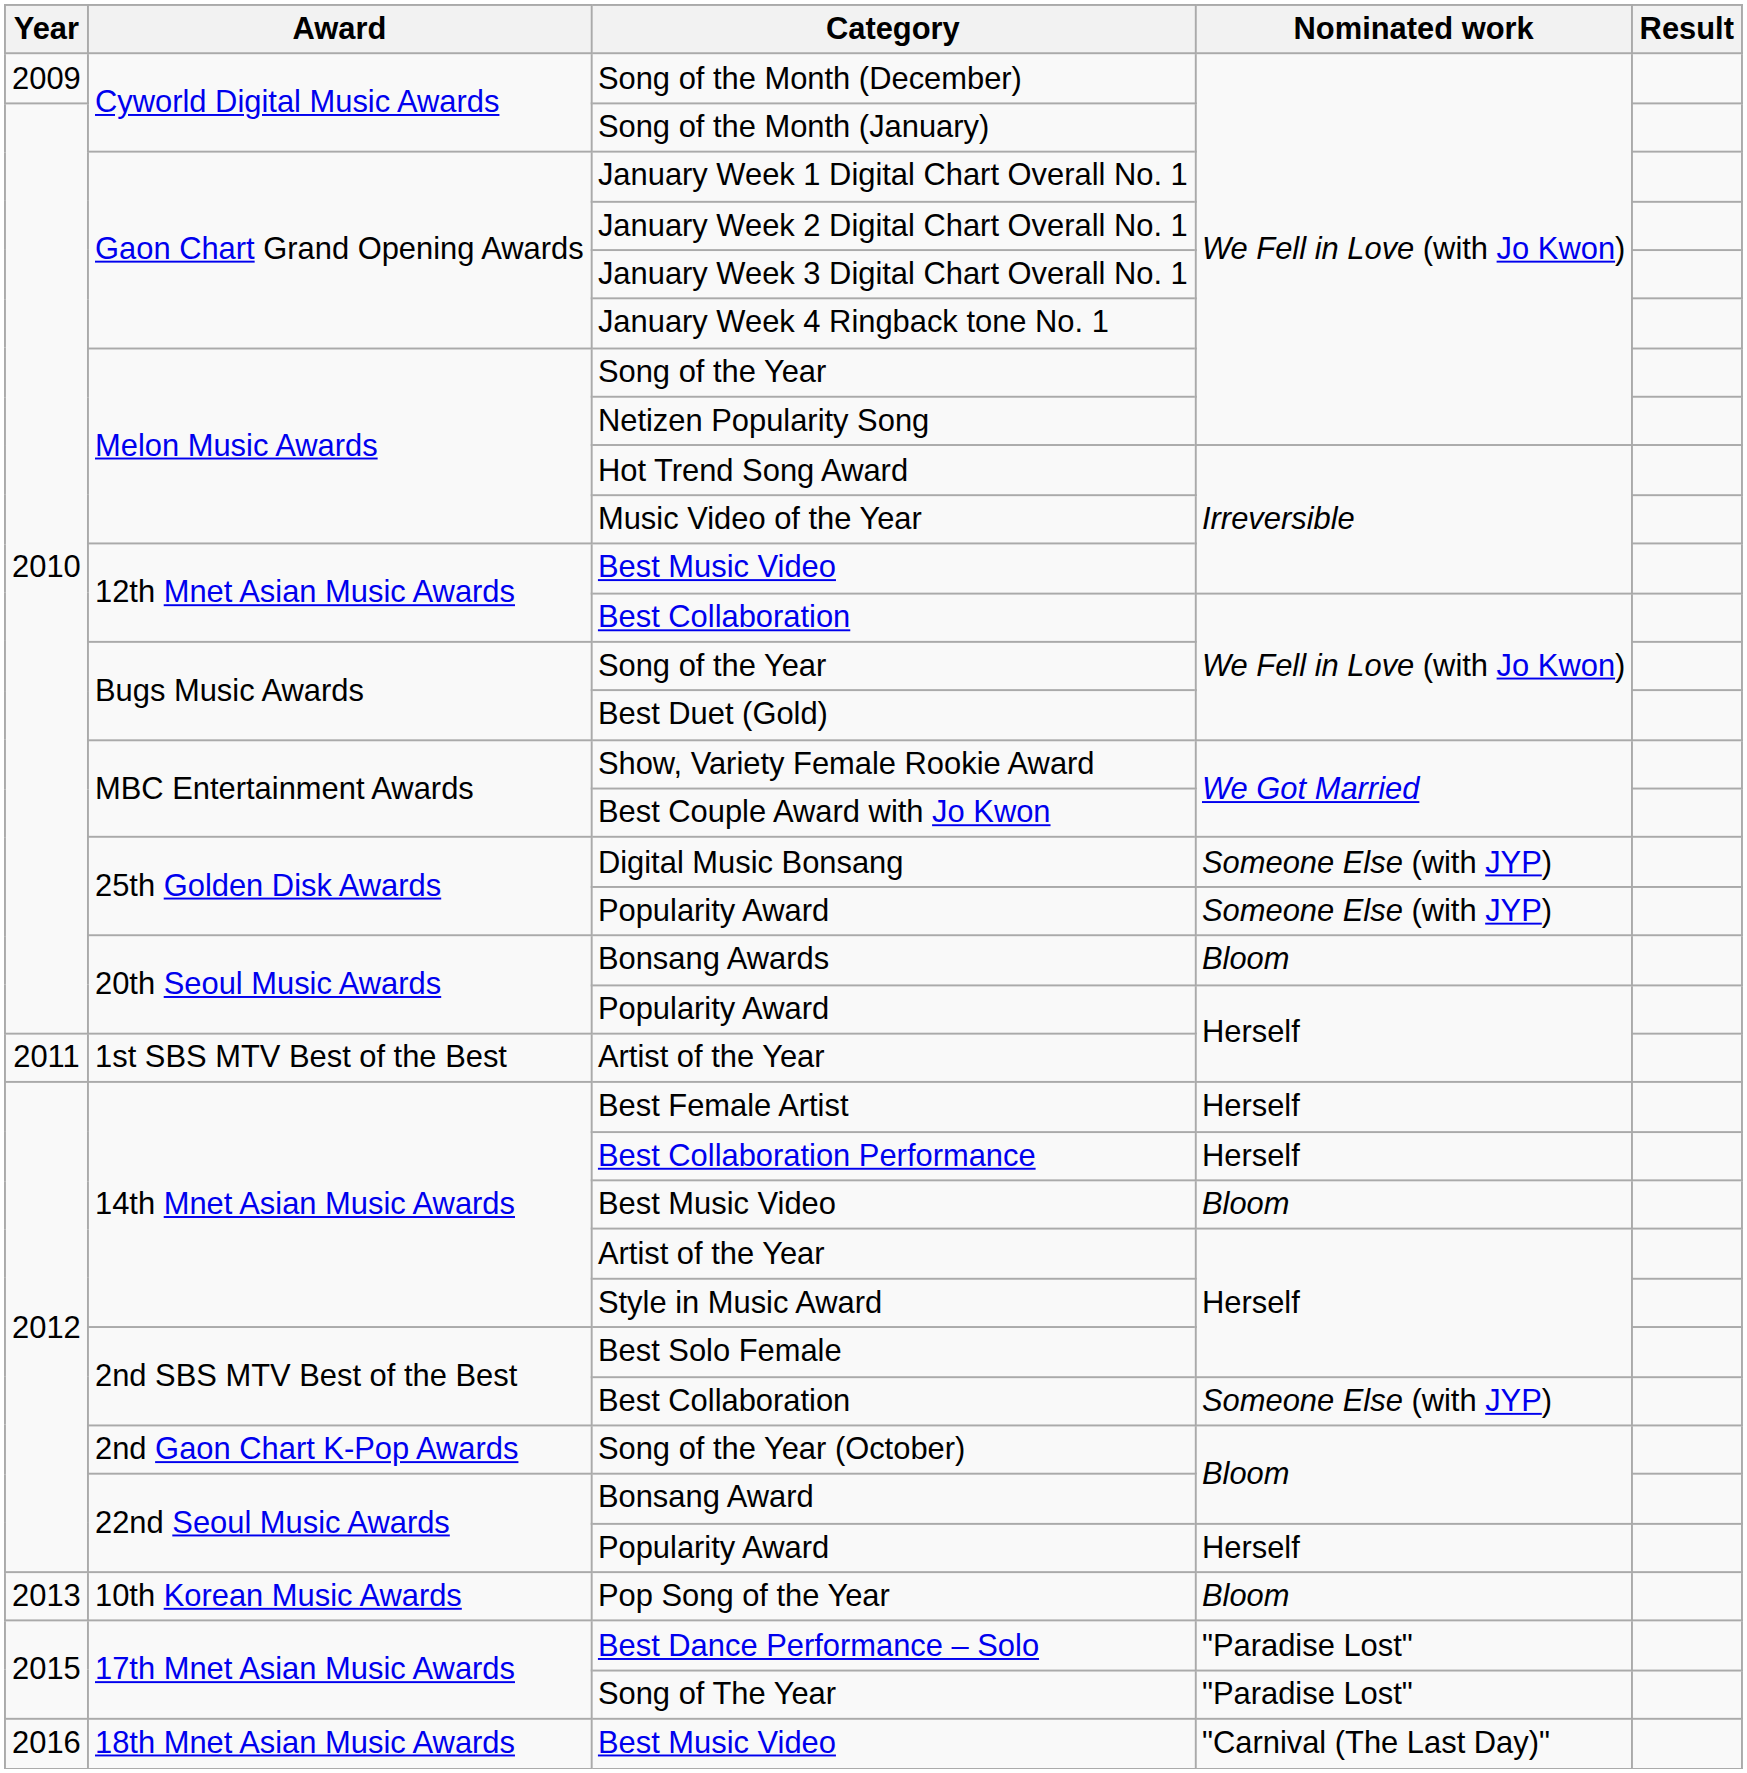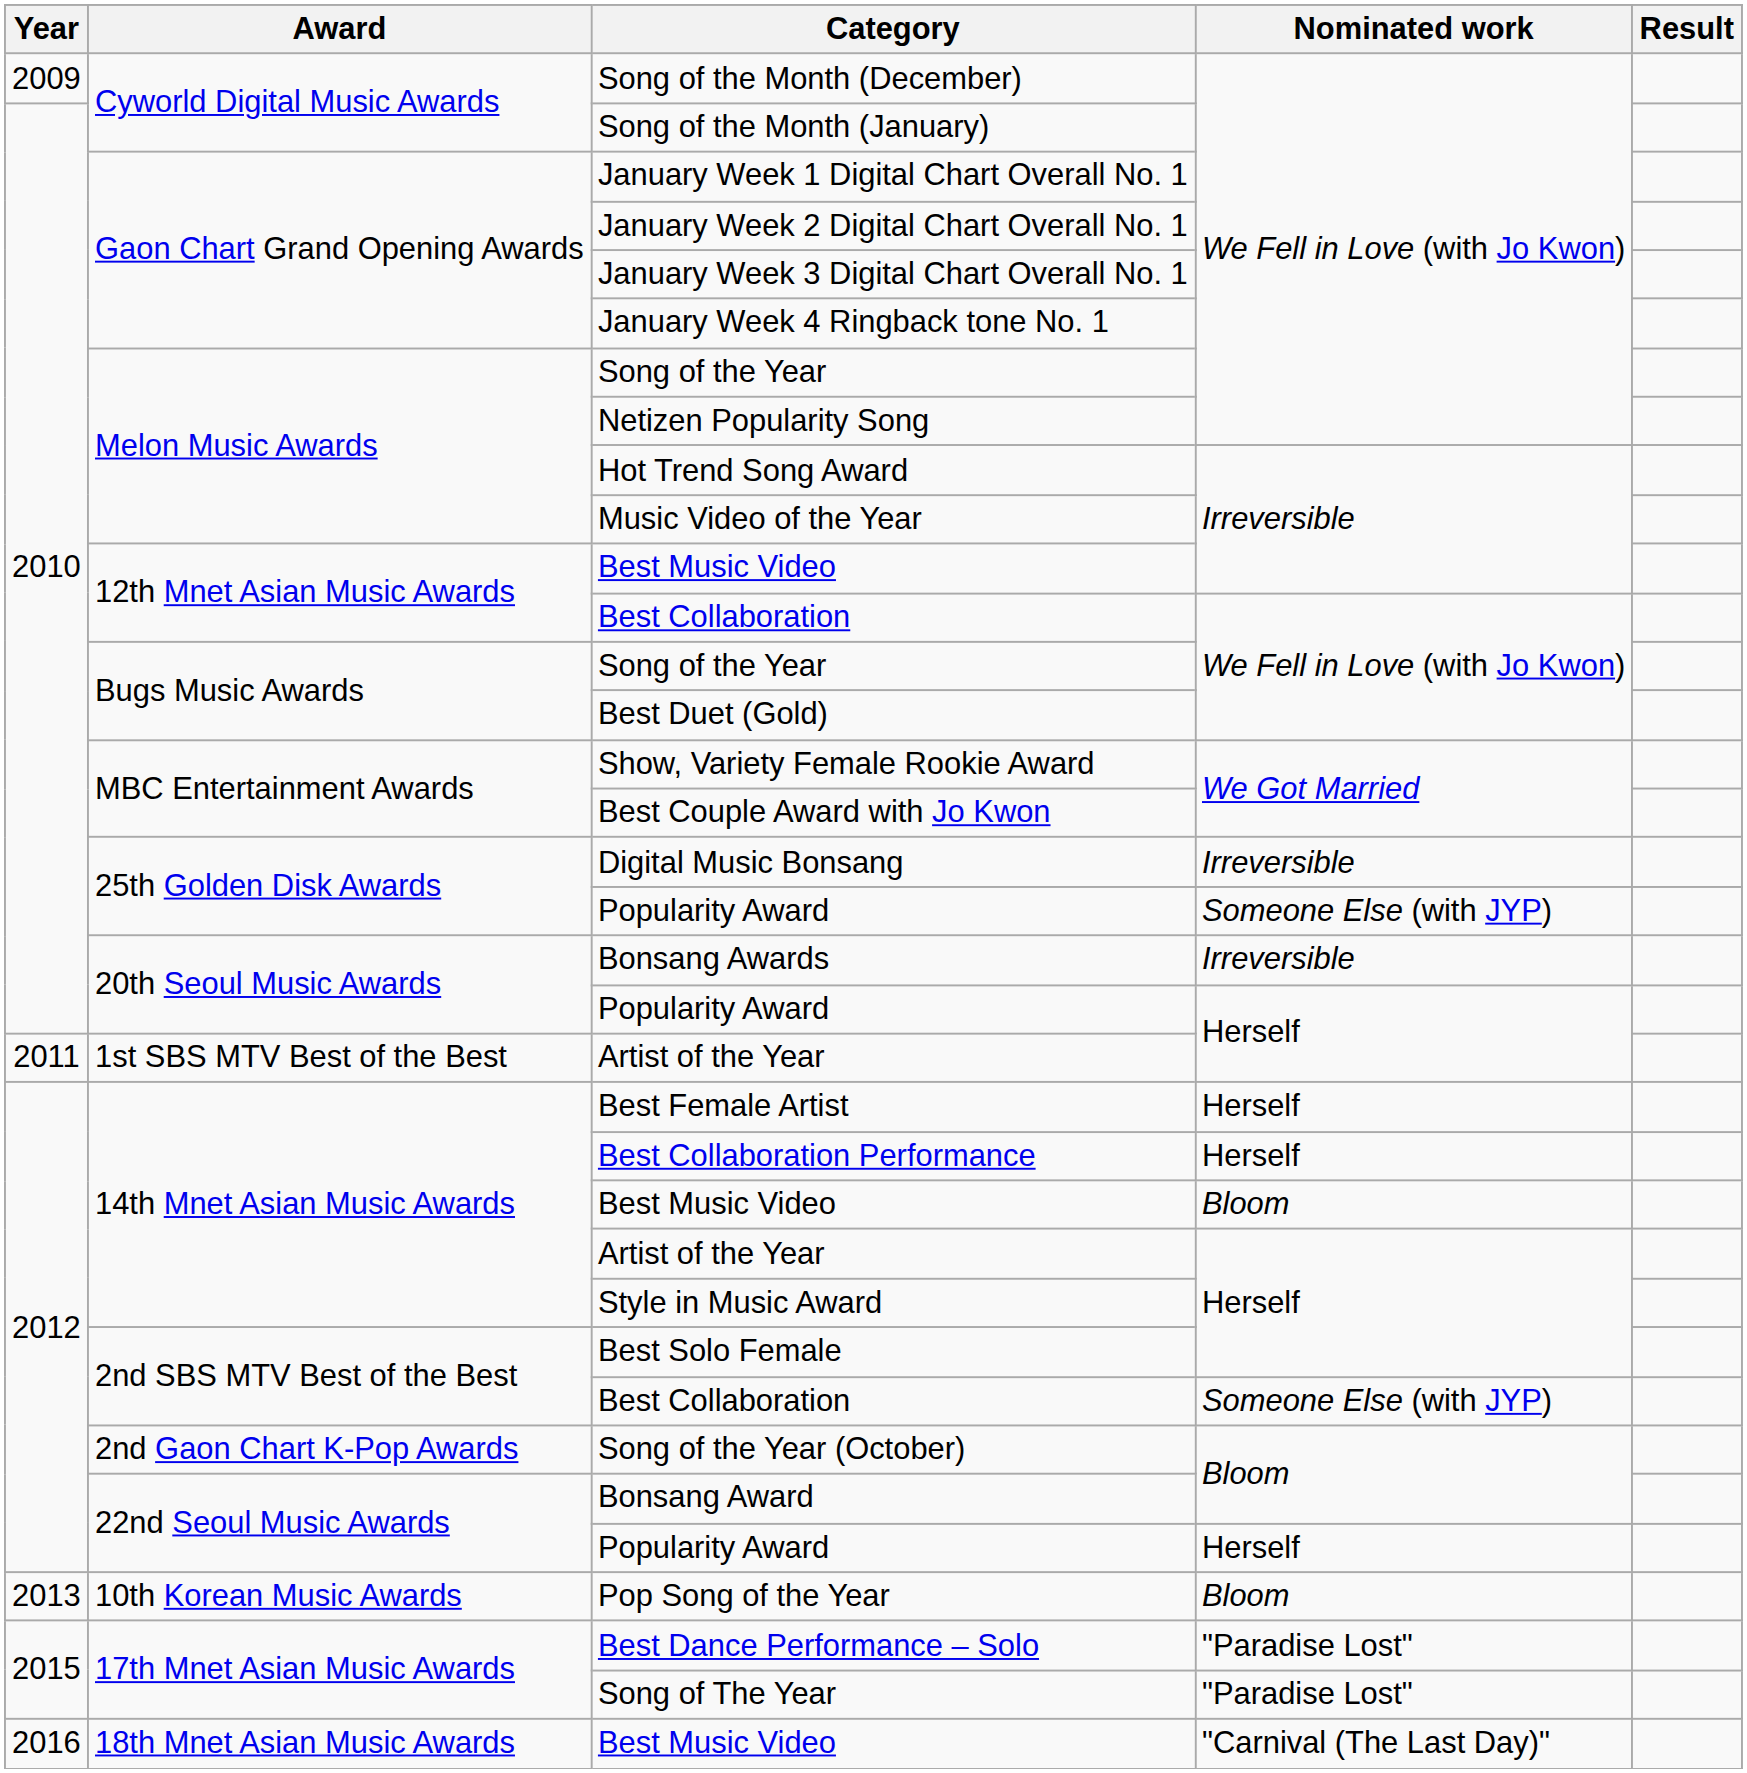(1377, 861) Someone Else (with JYP) -> (1278, 861) Irreversible
(1246, 959) Bloom -> (1278, 959) Irreversible
